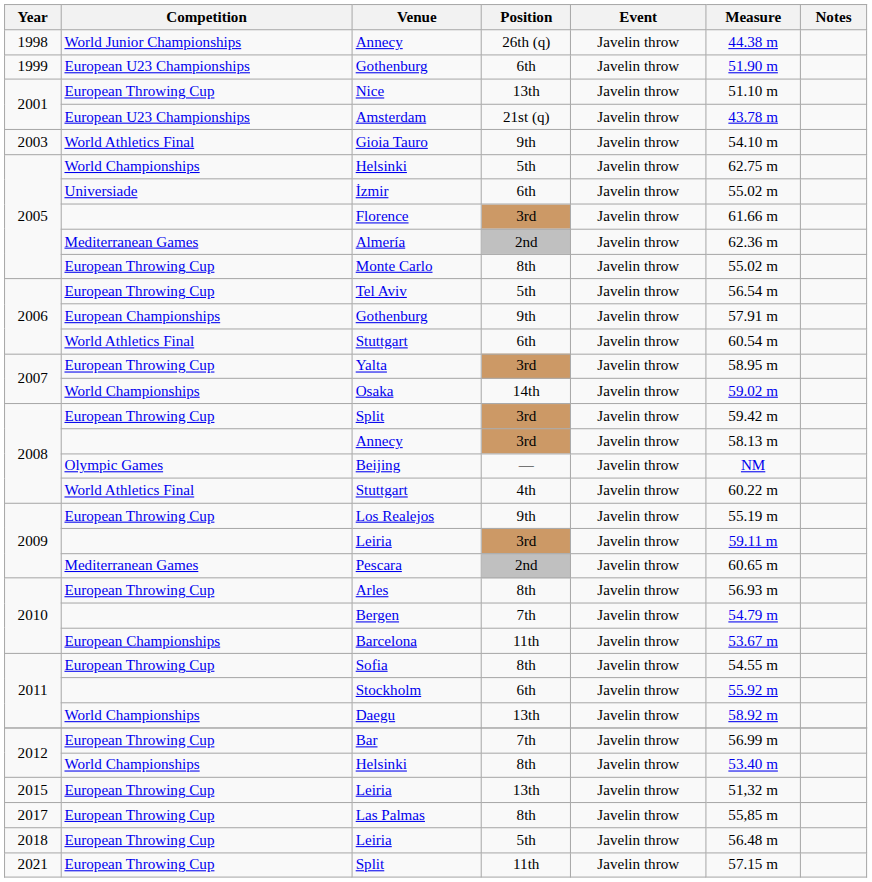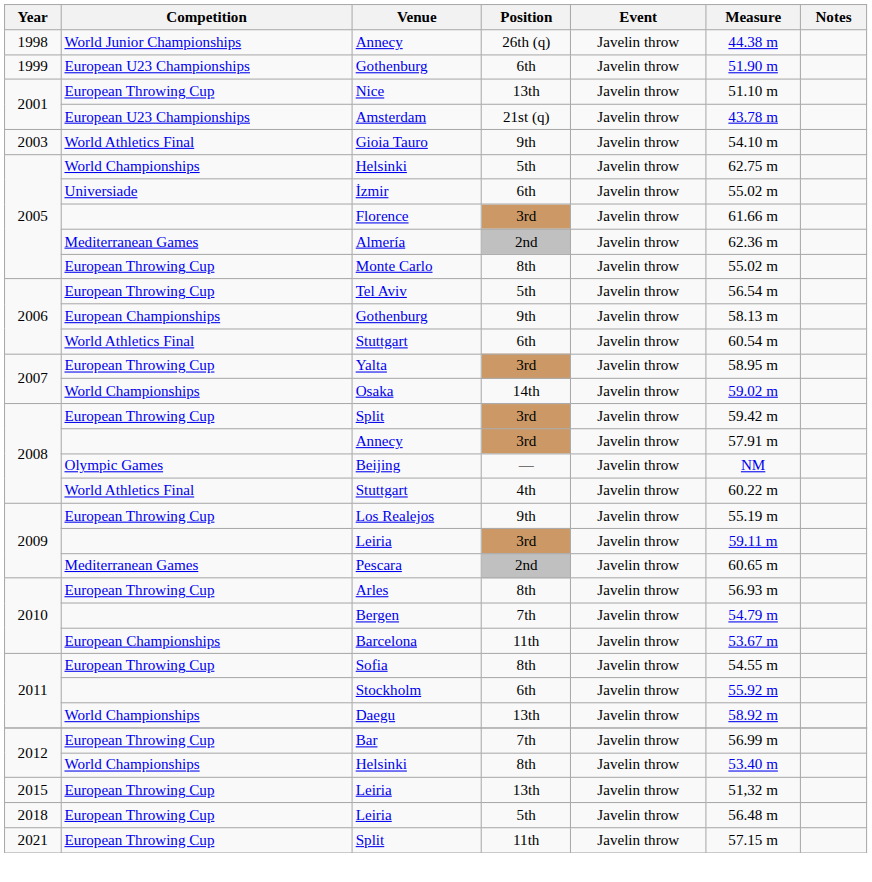(753, 316) 57.91 m -> (753, 316) 58.13 m
(753, 441) 58.13 m -> (753, 441) 57.91 m
- row: (33, 815)
